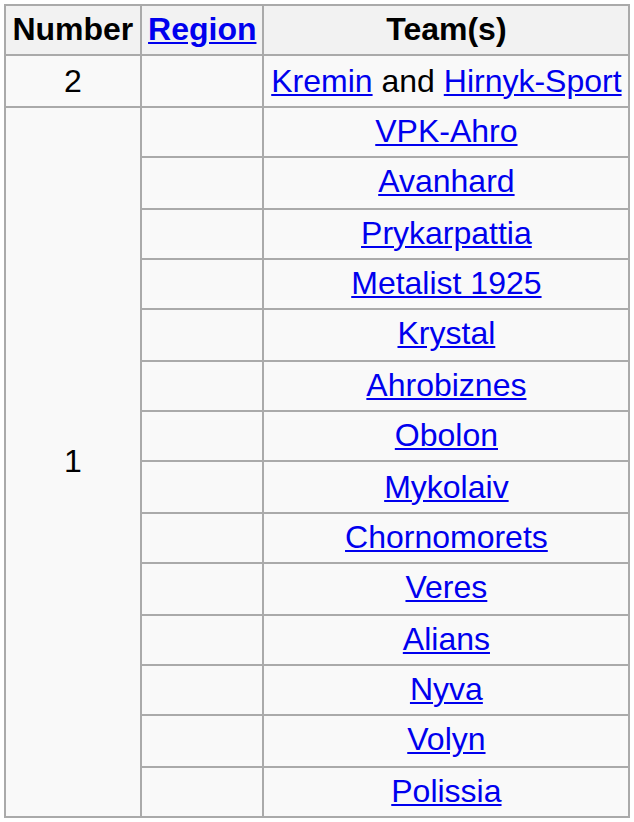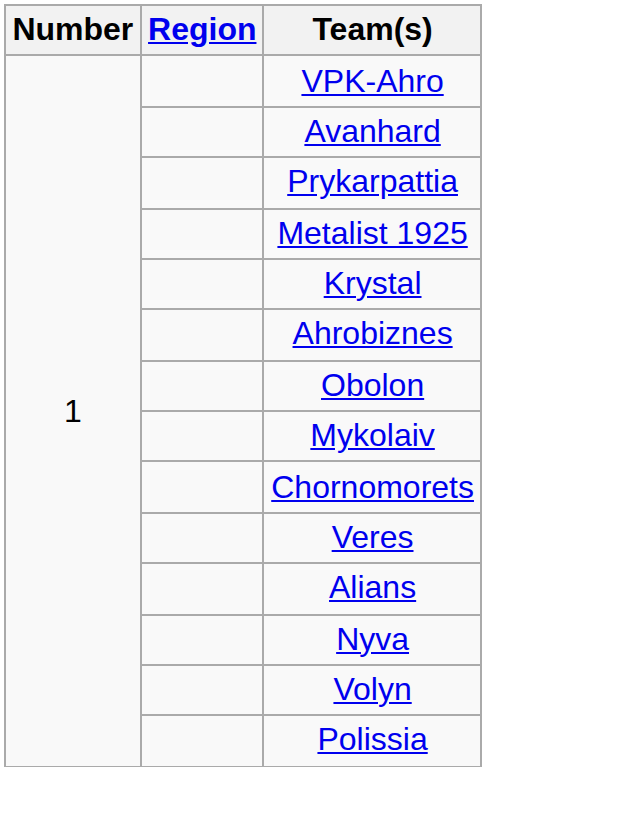- row: (446, 80)
